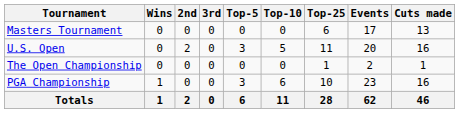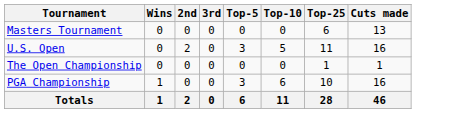- column: (370, 13)
